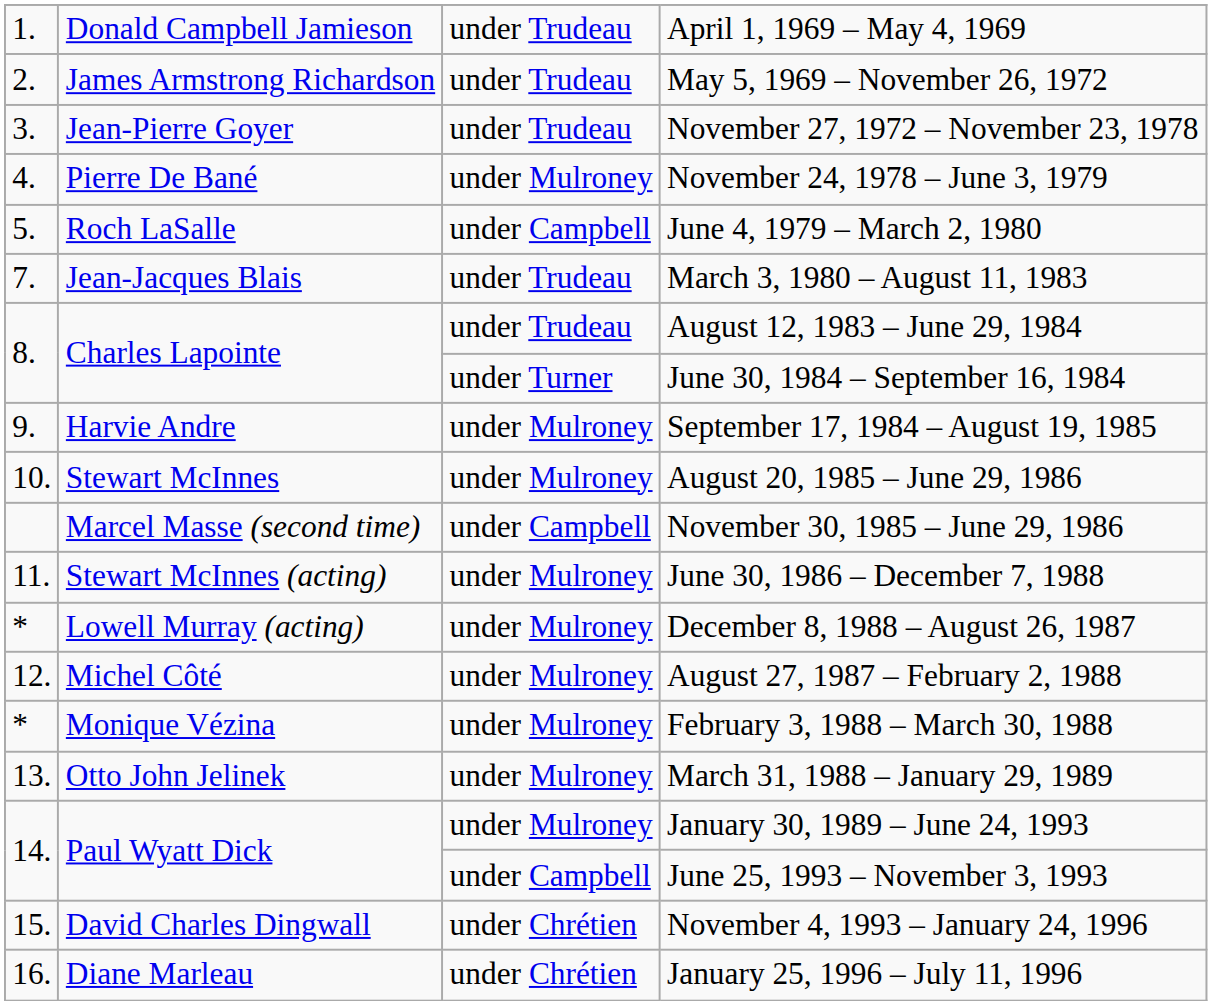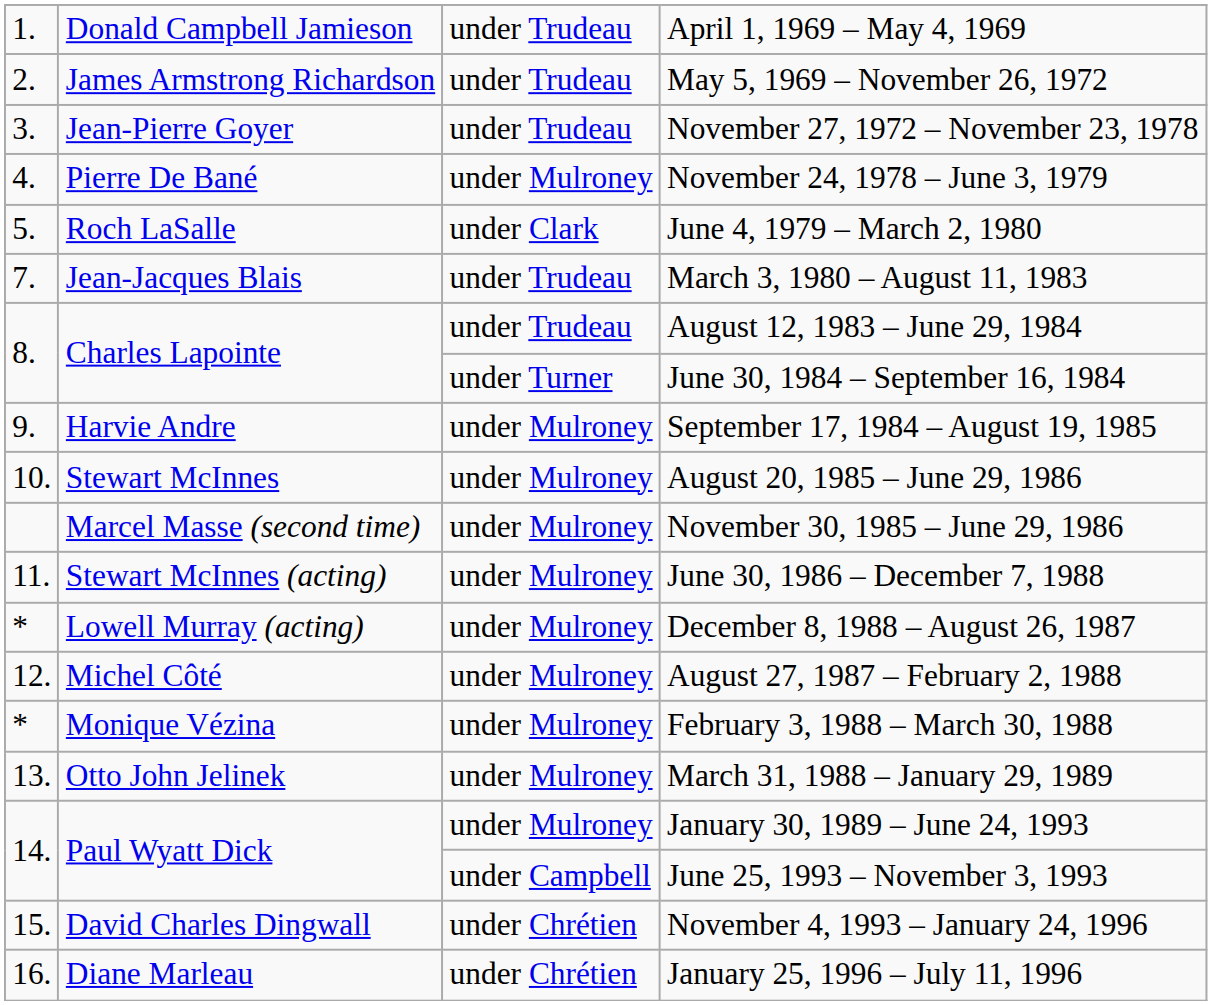(550, 228) under Campbell -> (524, 228) under Clark
(550, 526) under Campbell -> (551, 526) under Mulroney
